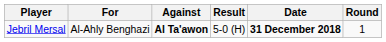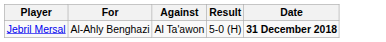- column: (362, 12)
(181, 29) bold -> (179, 29) normal
